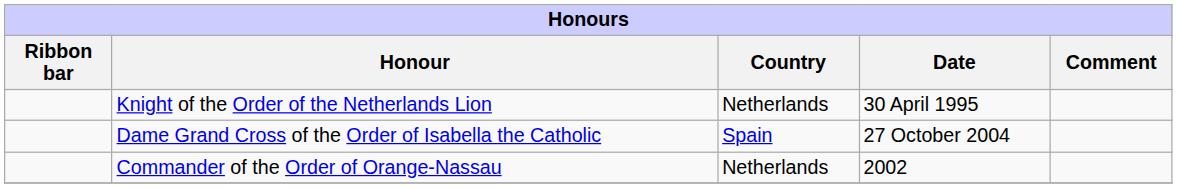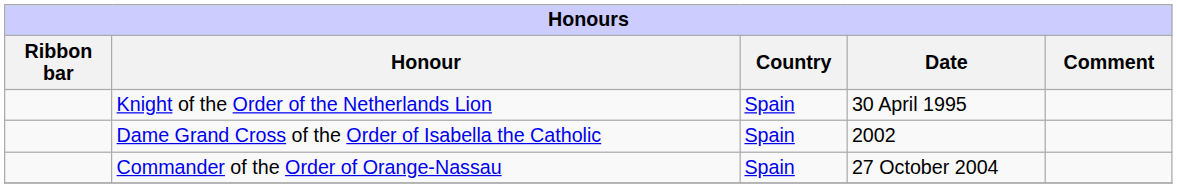(775, 104) Netherlands -> (770, 104) Spain
(937, 135) 27 October 2004 -> (874, 135) 2002
(775, 167) Netherlands -> (770, 167) Spain
(885, 167) 2002 -> (925, 167) 27 October 2004
